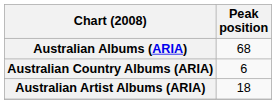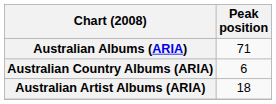(244, 48) 68 -> (244, 48) 71
